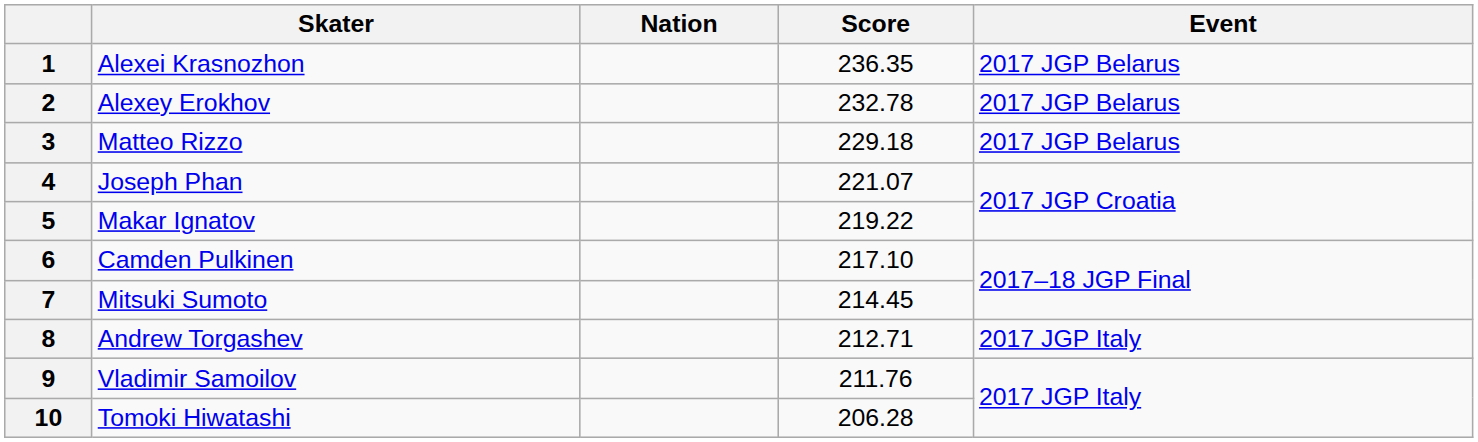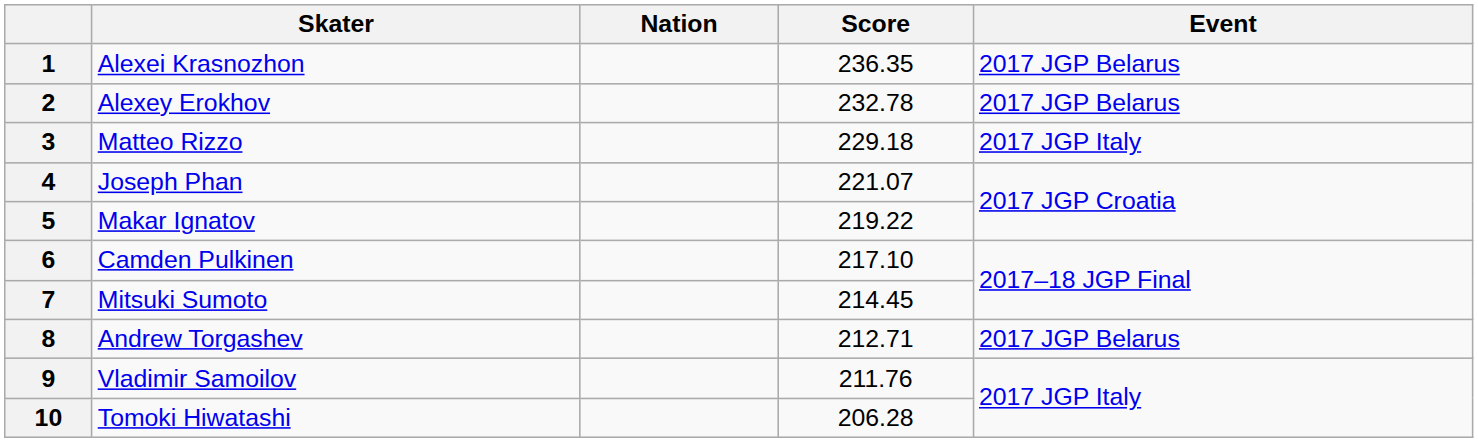(1079, 142) 2017 JGP Belarus -> (1060, 142) 2017 JGP Italy
(1060, 338) 2017 JGP Italy -> (1079, 338) 2017 JGP Belarus
